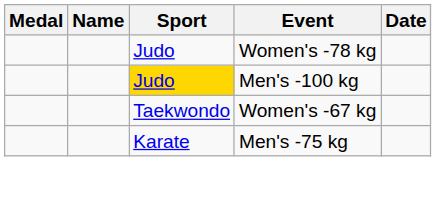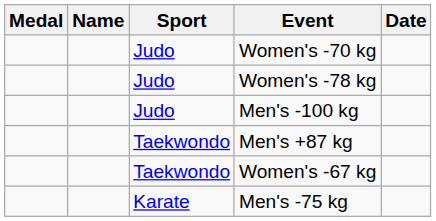+ row: (308, 50)
(154, 81) gold background -> (154, 111) no background
+ row: (296, 141)
